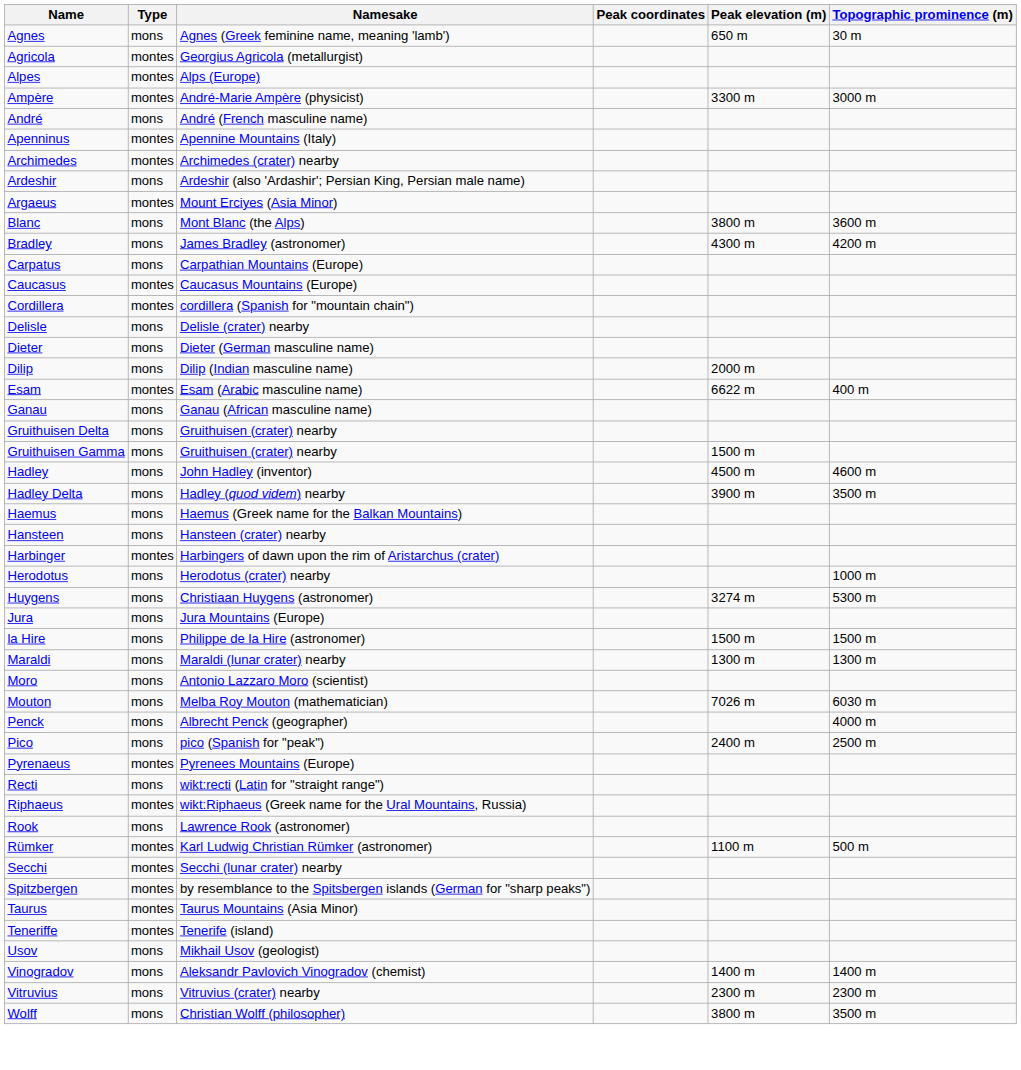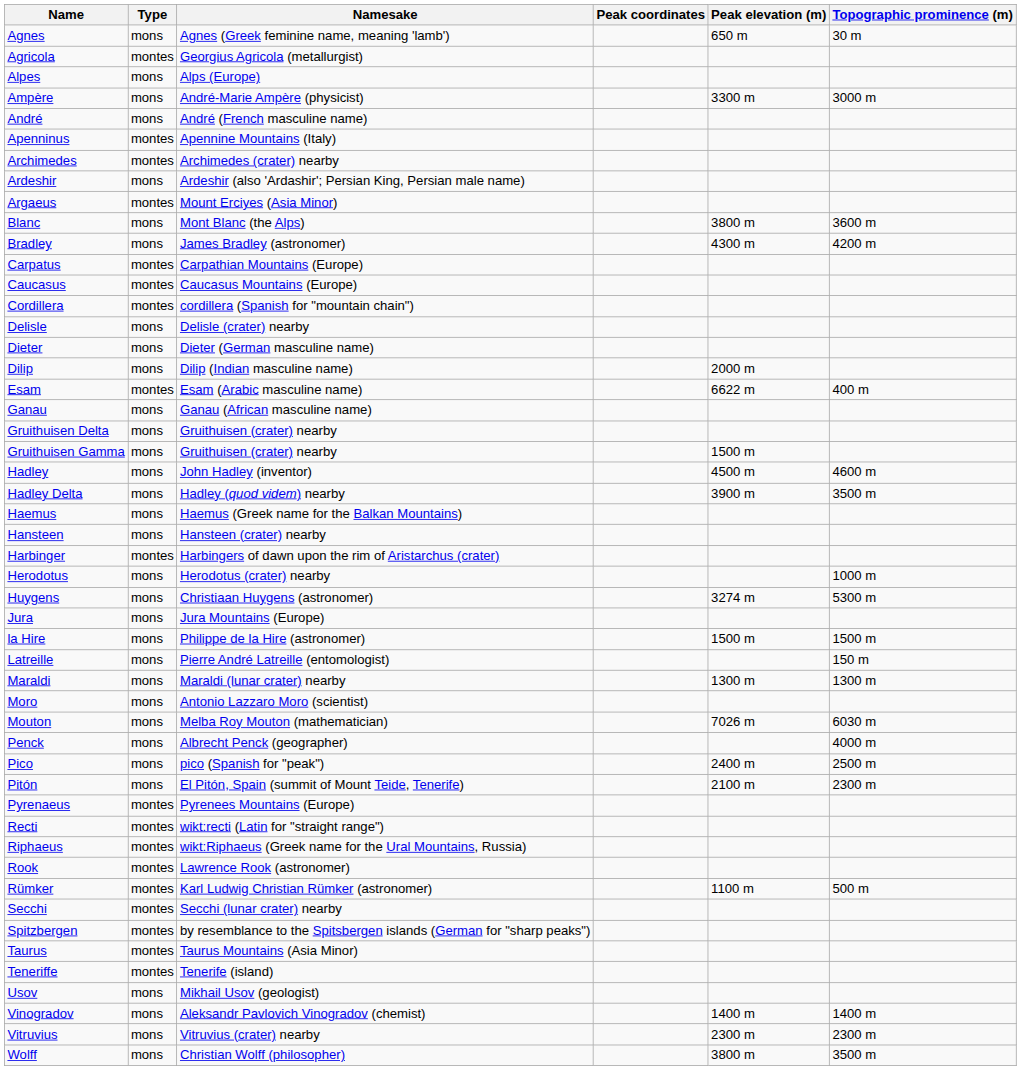(152, 77) montes -> (147, 77) mons
(152, 98) montes -> (147, 98) mons
(147, 264) mons -> (152, 264) montes
+ row: (30, 659)
+ row: (22, 784)
(147, 784) mons -> (152, 826) montes
(147, 826) mons -> (152, 868) montes
